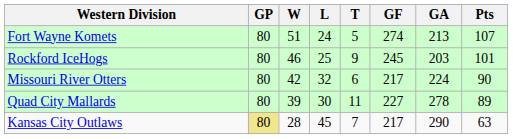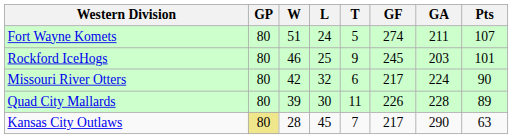(439, 36) 213 -> (439, 36) 211
(393, 101) 227 -> (393, 101) 226
(439, 101) 278 -> (439, 101) 228
